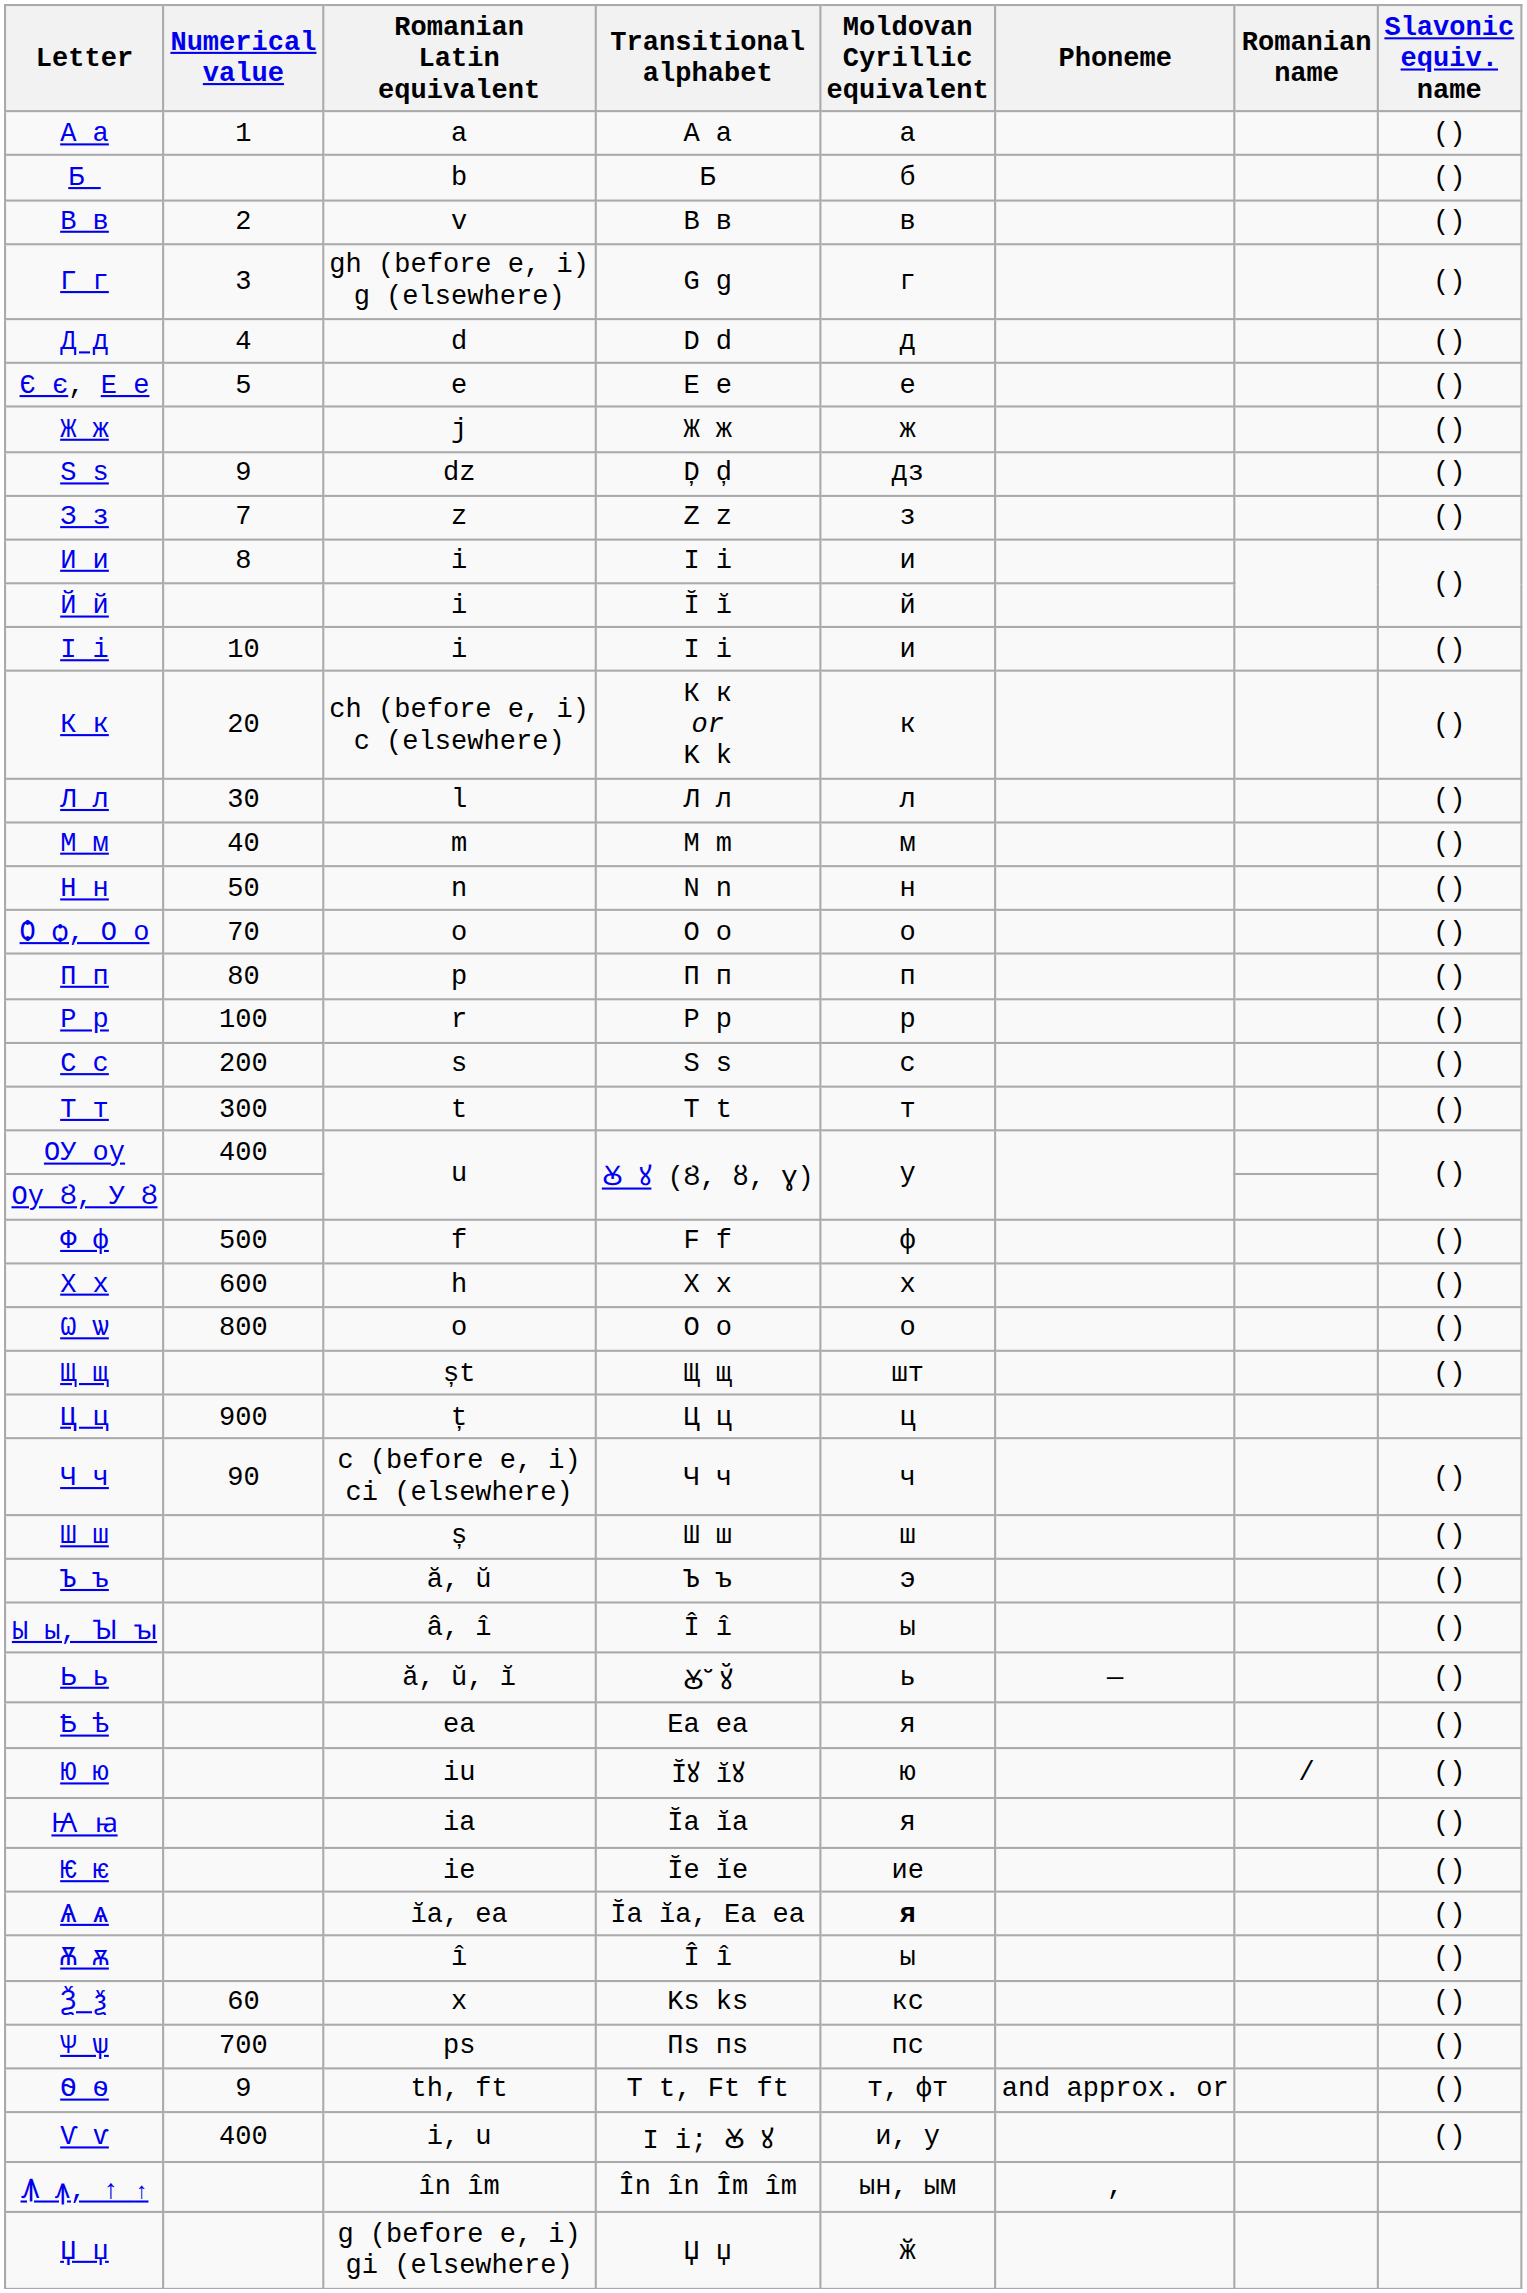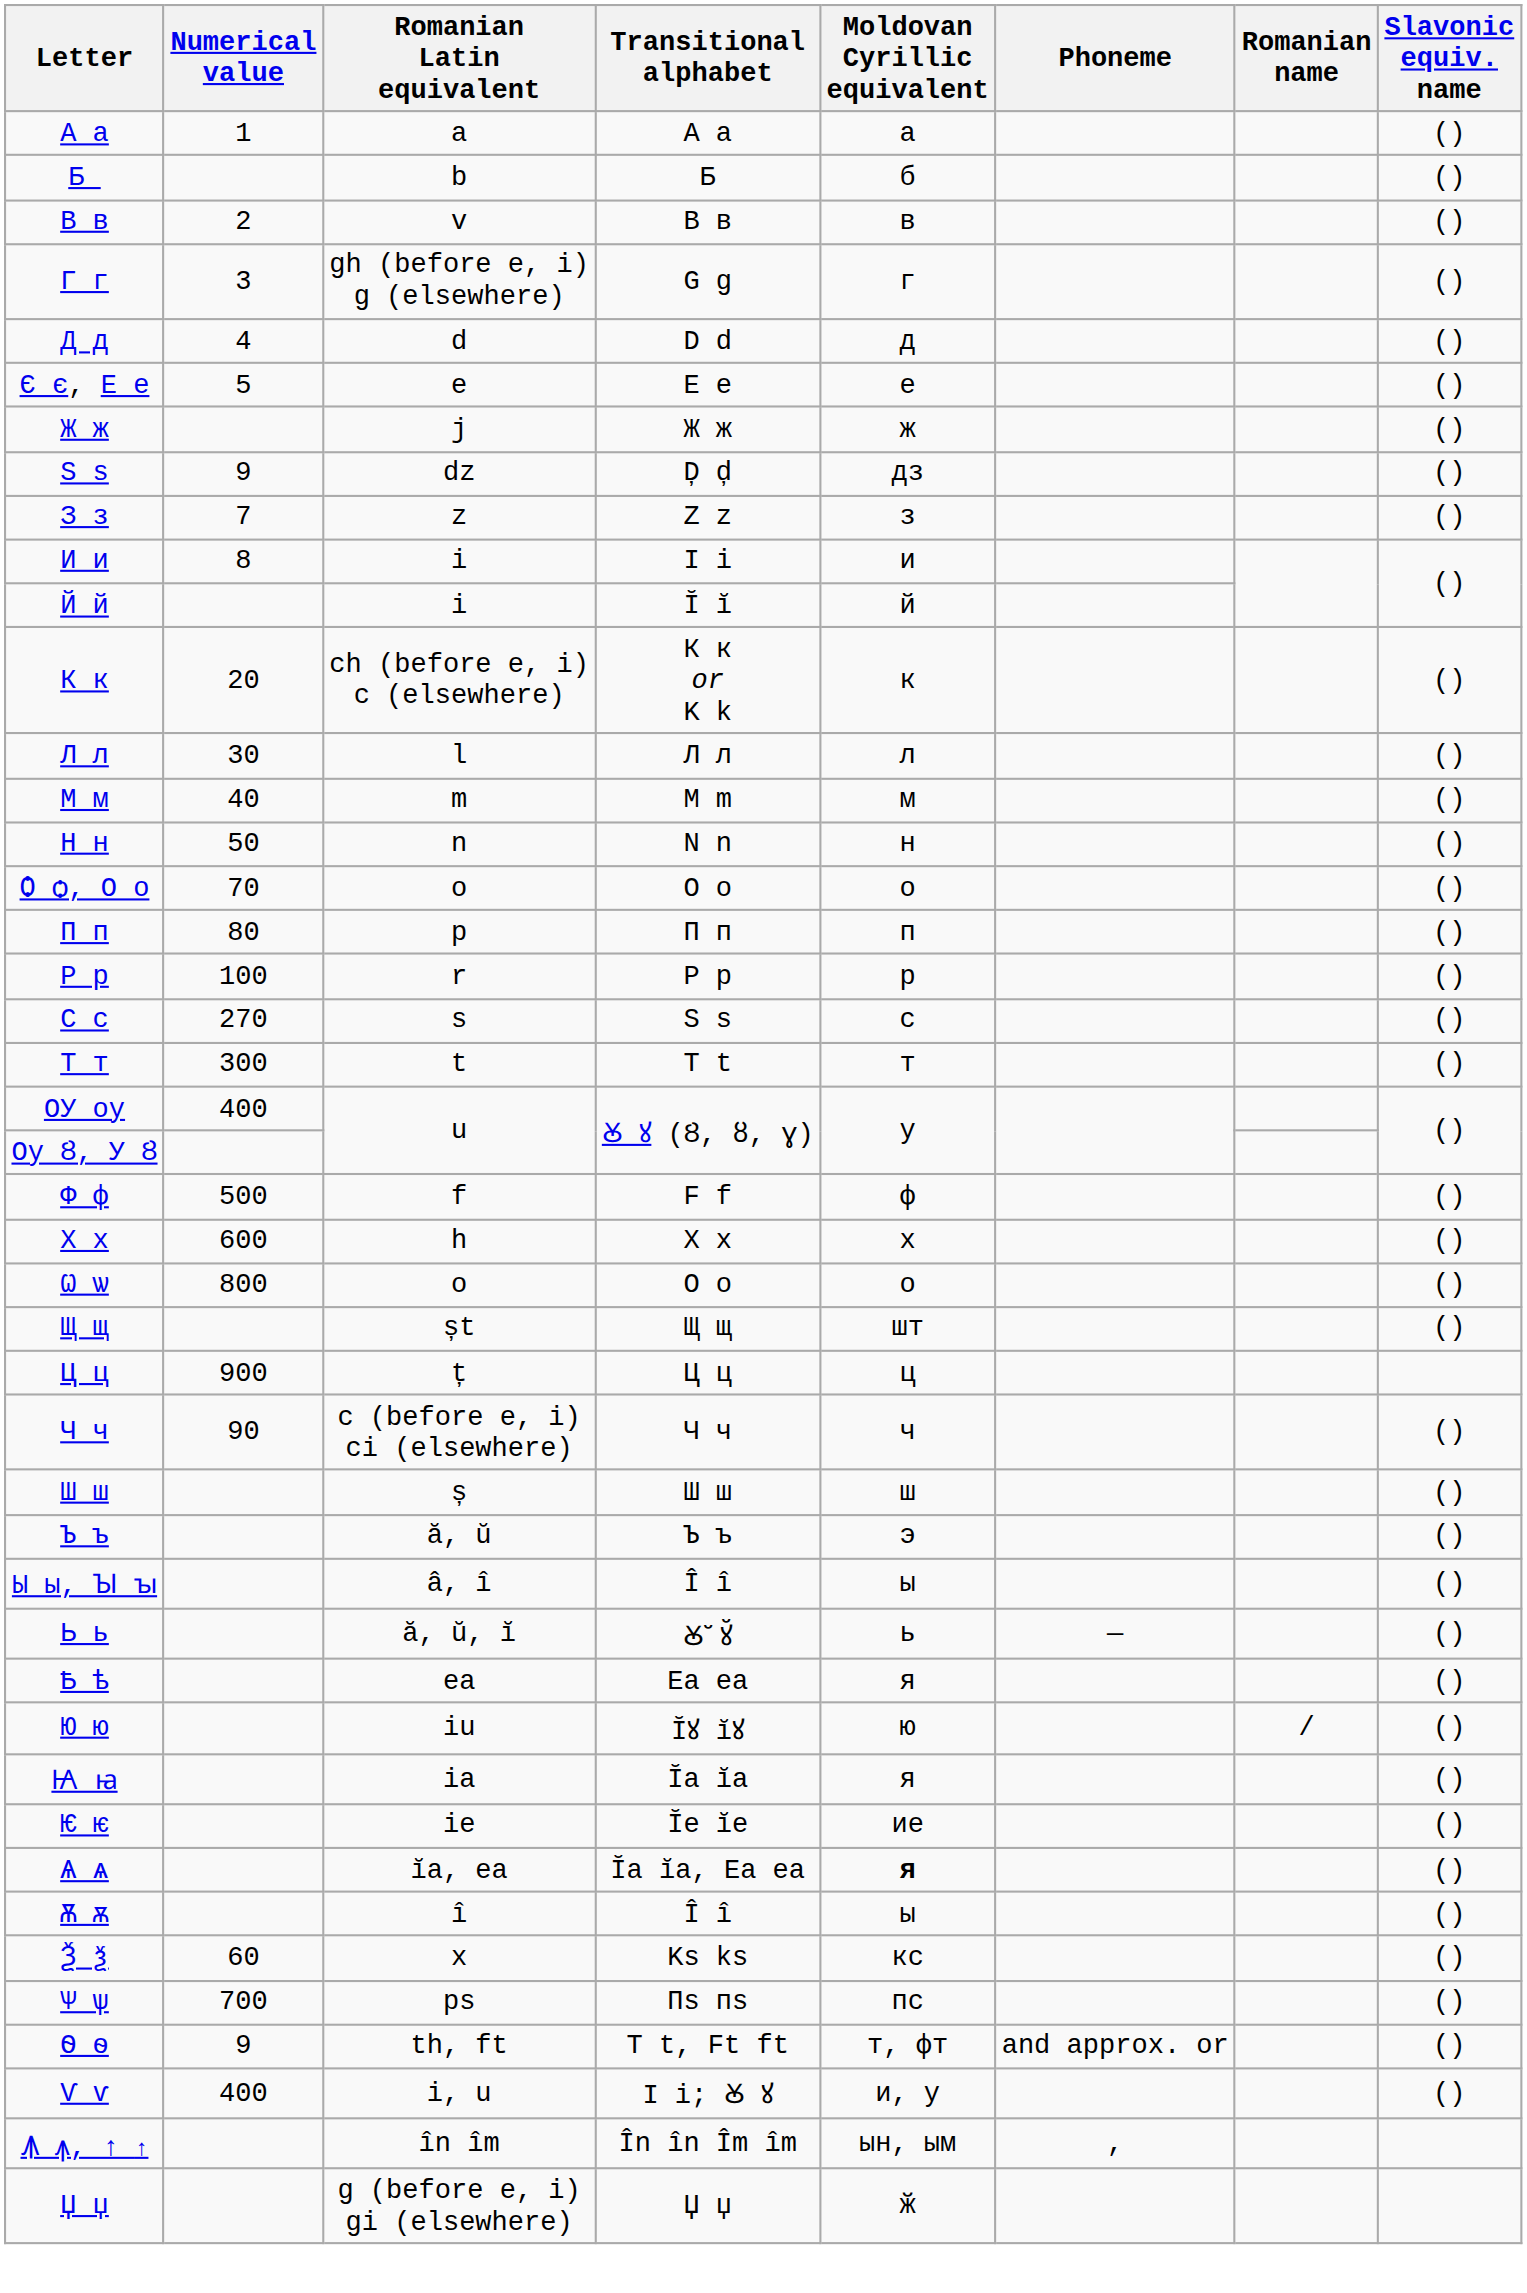- row: (85, 650)
(243, 1064) 200 -> (243, 1020) 270
